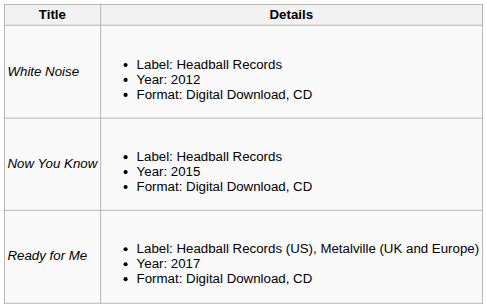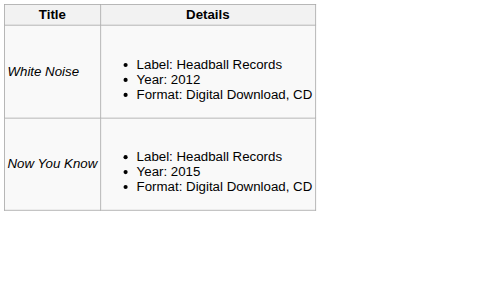- row: (47, 256)
